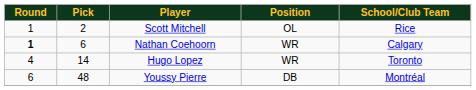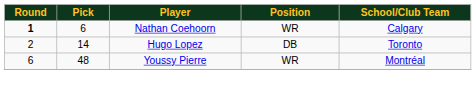- row: (175, 28)
(31, 61) 4 -> (31, 45) 2
(290, 61) WR -> (290, 45) DB
(290, 77) DB -> (290, 61) WR
